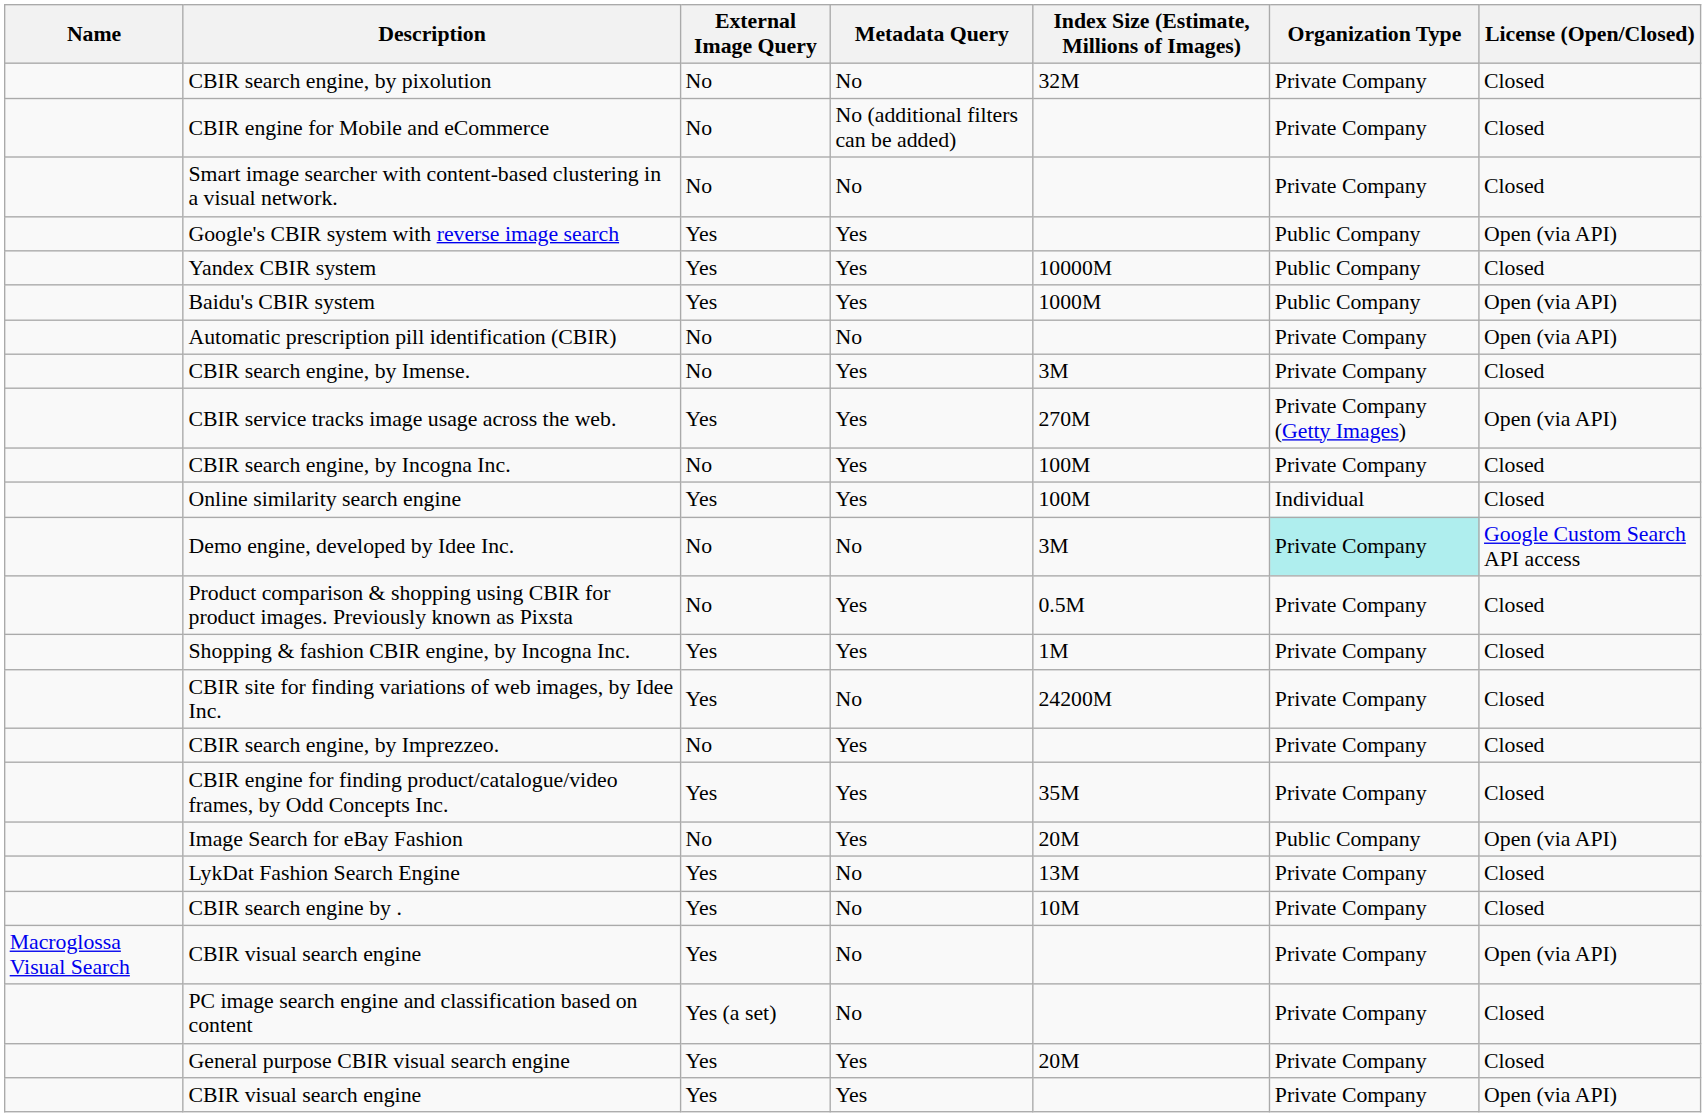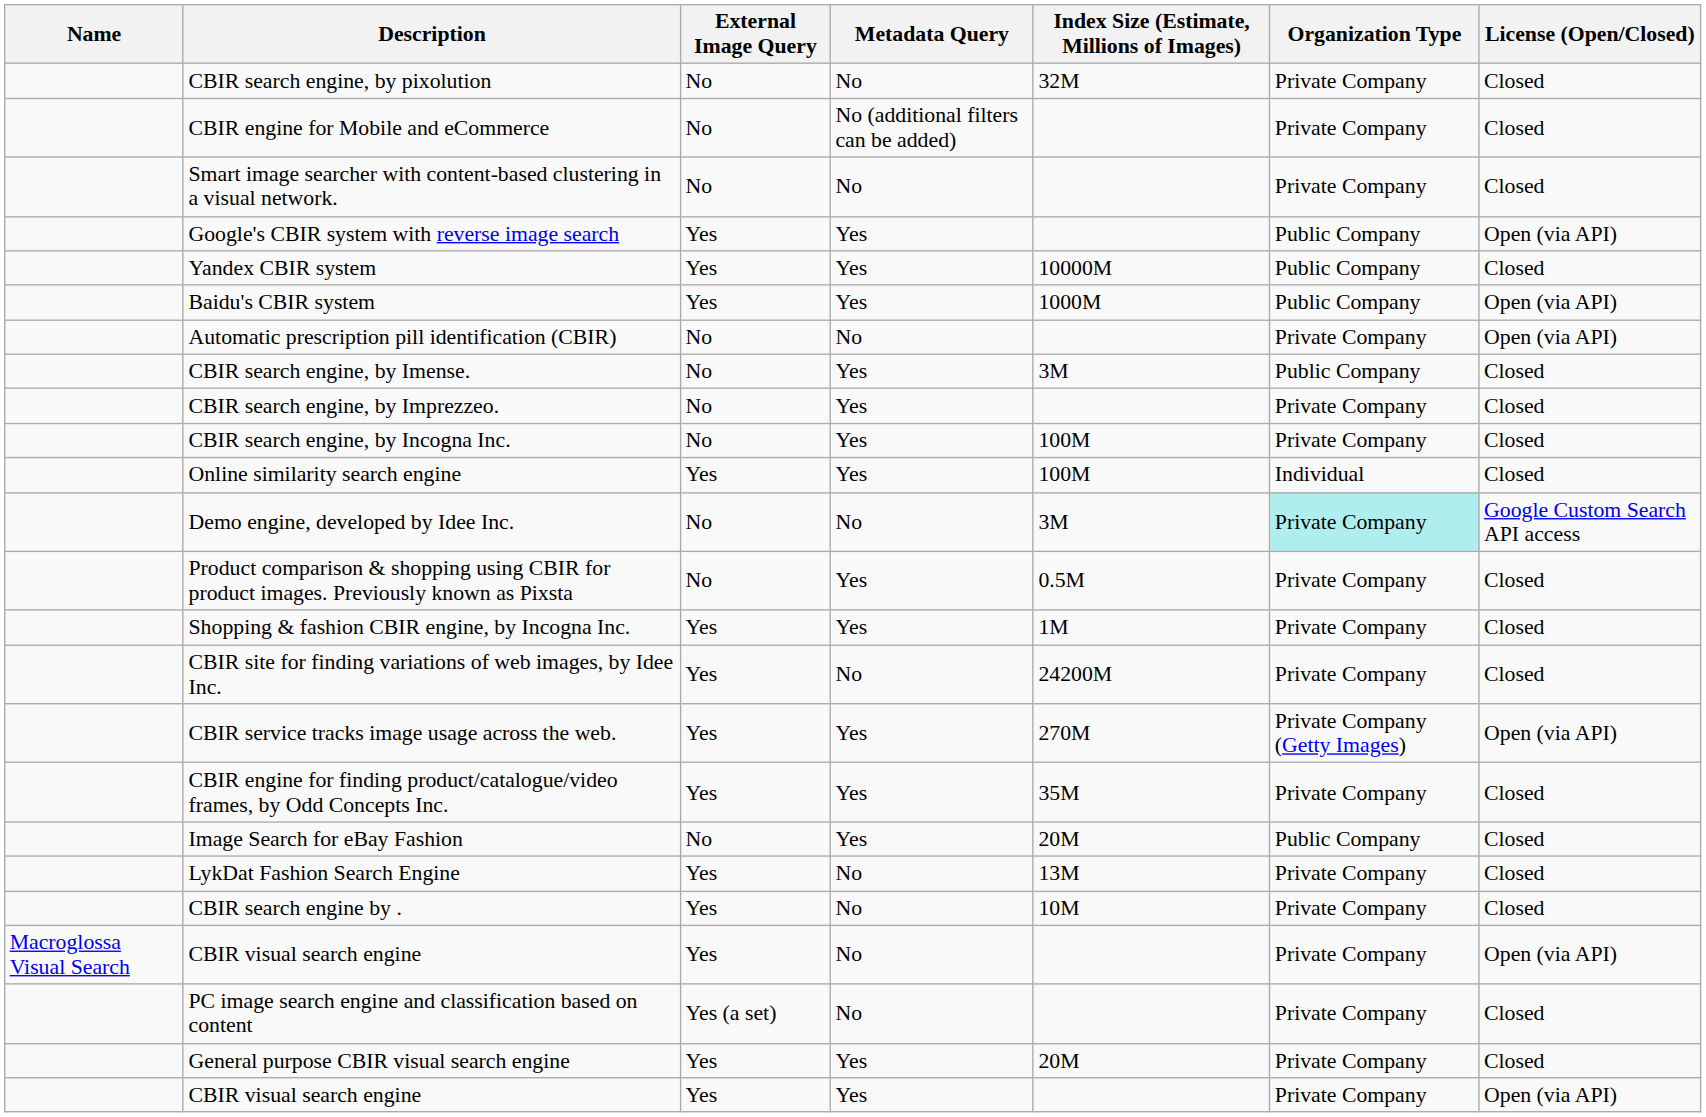(1351, 371) Private Company -> (1348, 371) Public Company
rows swapped: (344, 745) <-> (402, 418)
(1551, 838) Open (via API) -> (1514, 838) Closed
